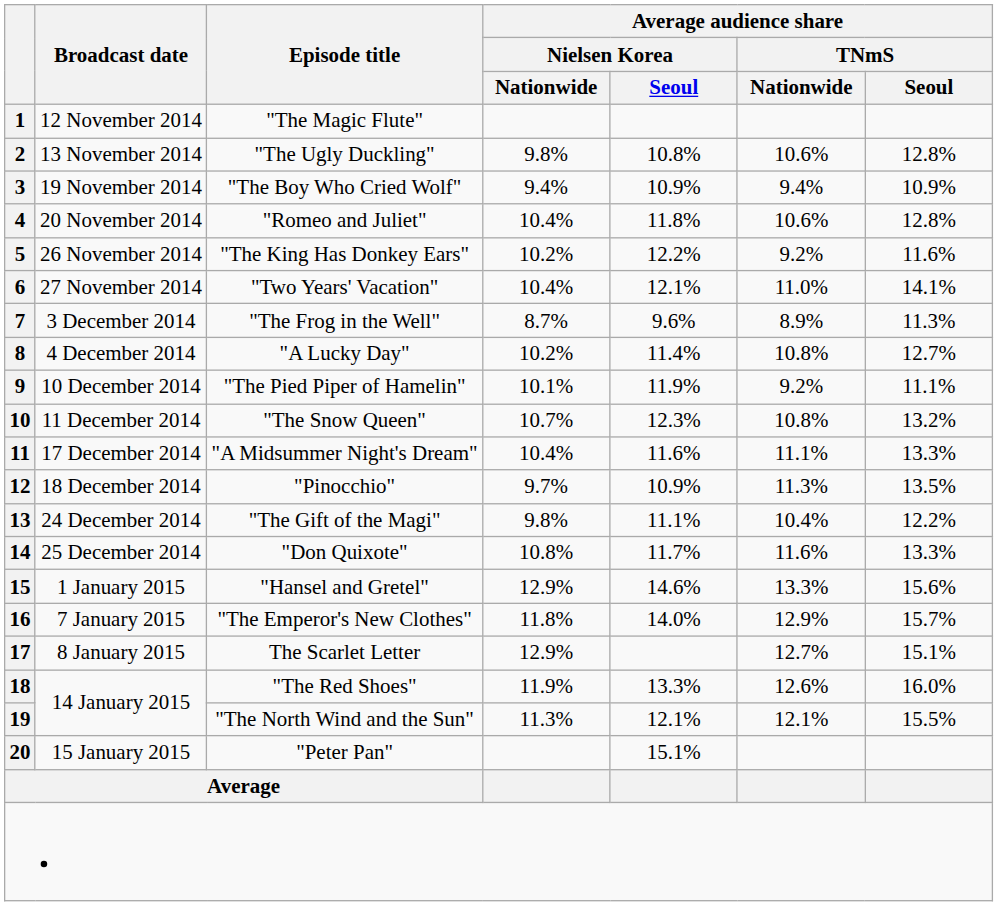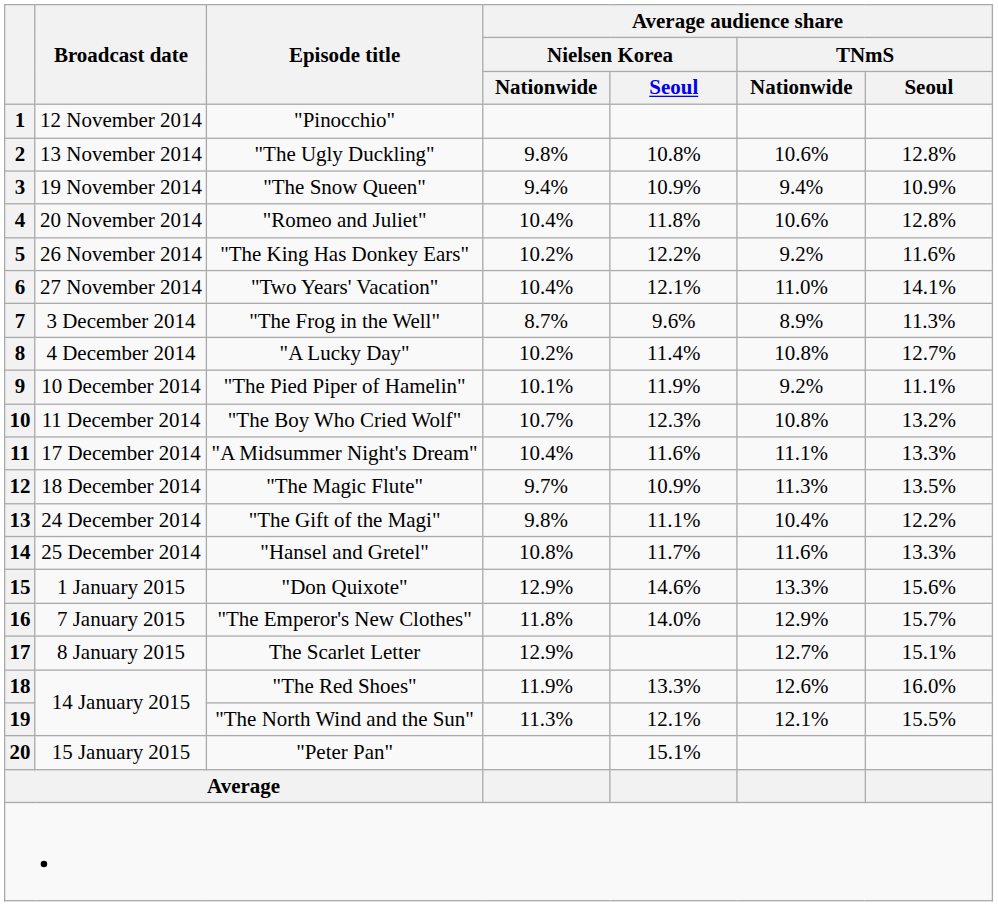(345, 120) "The Magic Flute" -> (345, 120) "Pinocchio"
(345, 187) "The Boy Who Cried Wolf" -> (345, 187) "The Snow Queen"
(345, 420) "The Snow Queen" -> (345, 420) "The Boy Who Cried Wolf"
(345, 486) "Pinocchio" -> (345, 486) "The Magic Flute"
(345, 552) "Don Quixote" -> (345, 552) "Hansel and Gretel"
(345, 586) "Hansel and Gretel" -> (345, 586) "Don Quixote"
